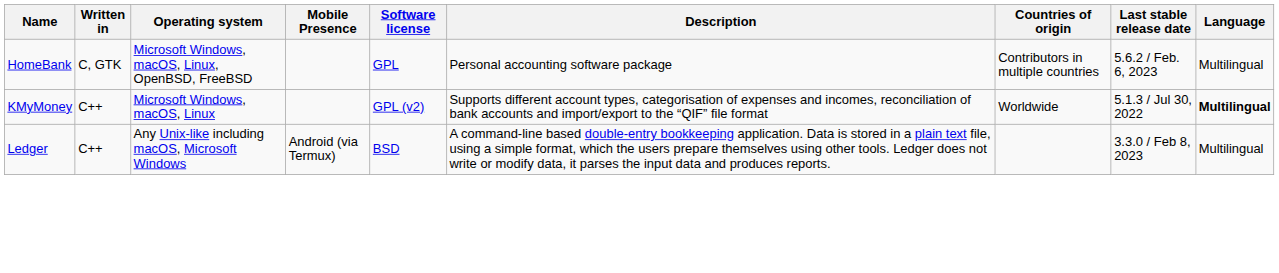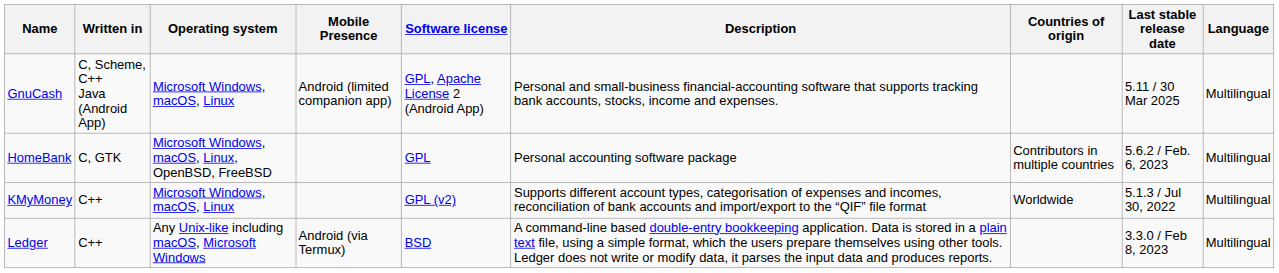+ row: (35, 93)
(1235, 106) bold -> (1238, 200) normal
